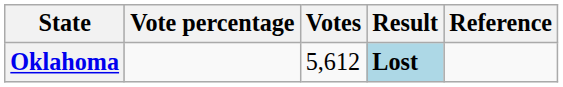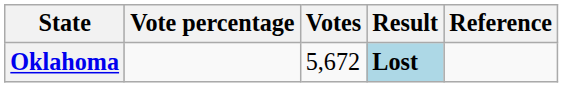(333, 61) 5,612 -> (333, 61) 5,672
